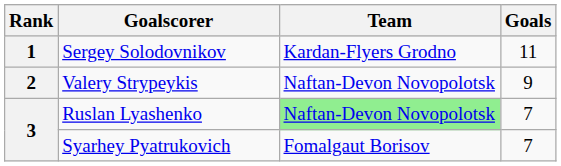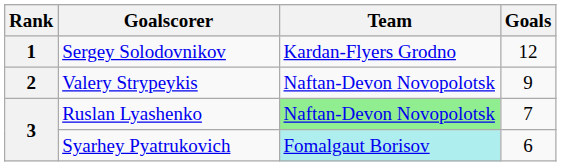(528, 51) 11 -> (528, 51) 12
(357, 145) no background -> (357, 145) paleturquoise background
(528, 145) 7 -> (528, 145) 6
